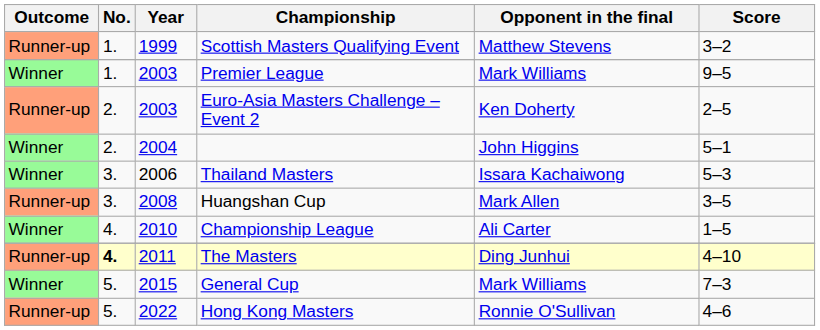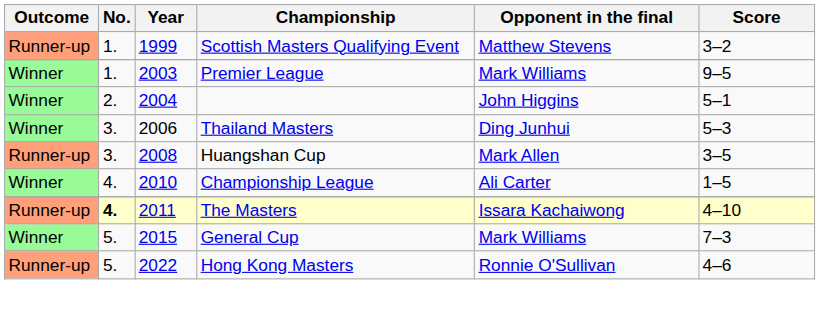- row: (158, 110)
(552, 174) Issara Kachaiwong -> (524, 127) Ding Junhui
(524, 256) Ding Junhui -> (552, 210) Issara Kachaiwong
